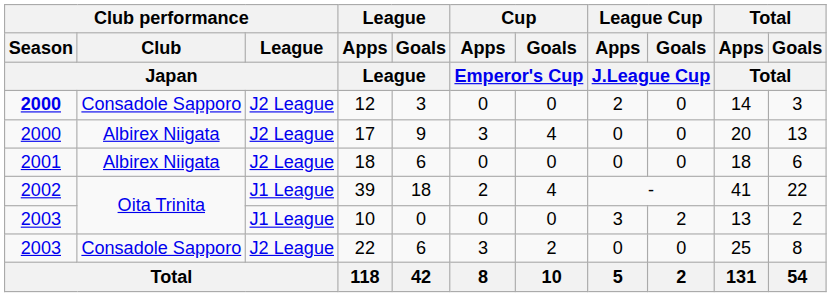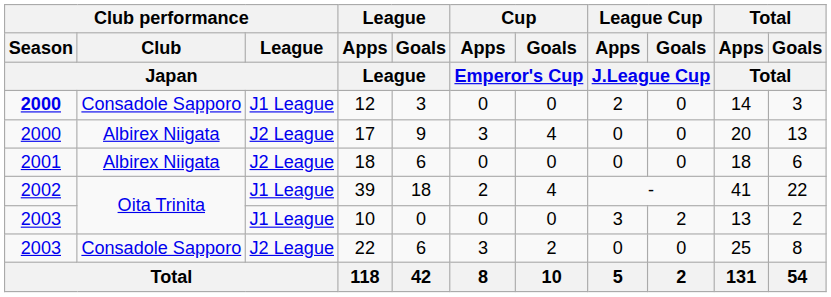(292, 104) J2 League -> (292, 104) J1 League
